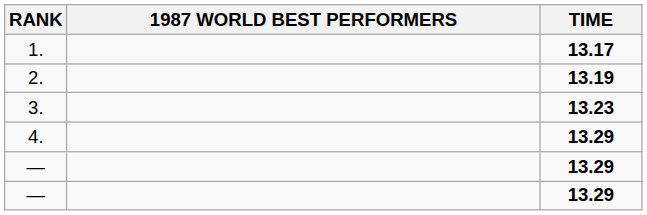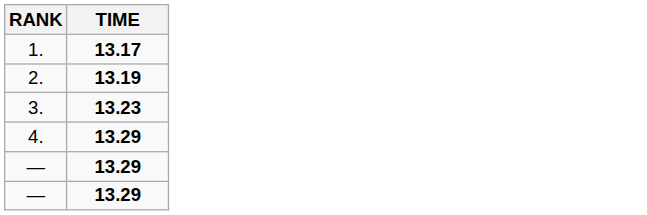- column: (304, 20)
